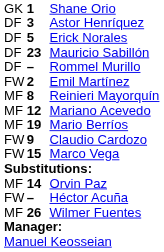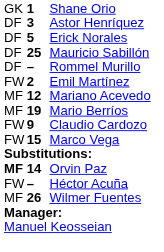(34, 52) 23 -> (34, 52) 25
- row: (104, 96)
(13, 183) normal -> (13, 168) bold
